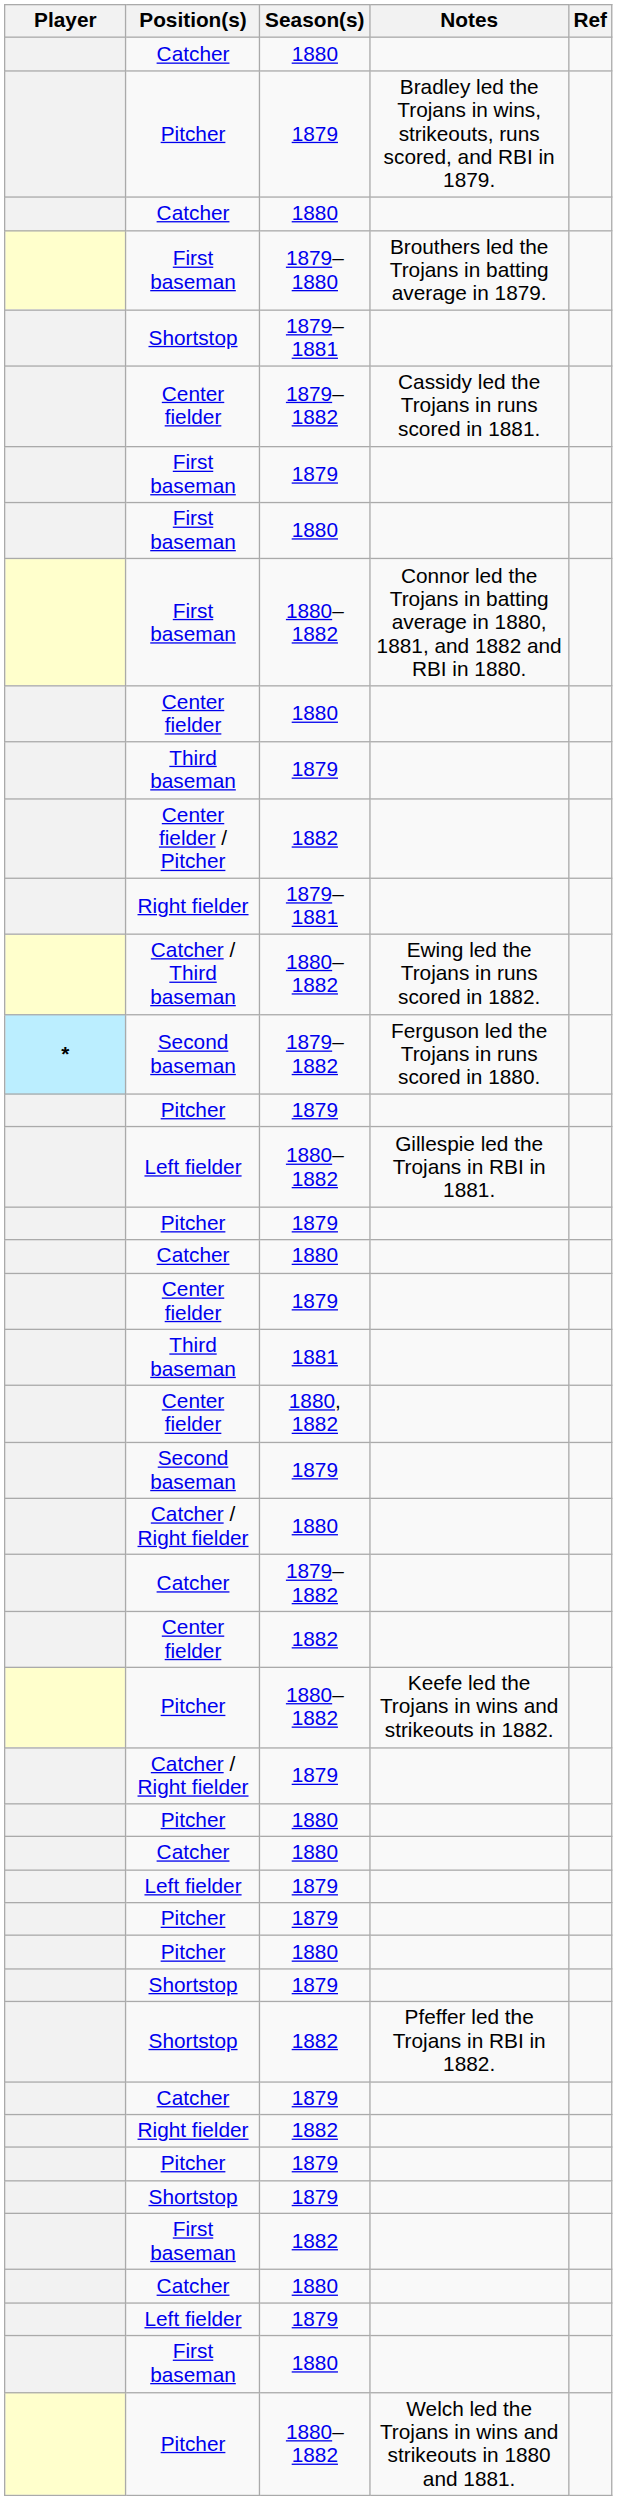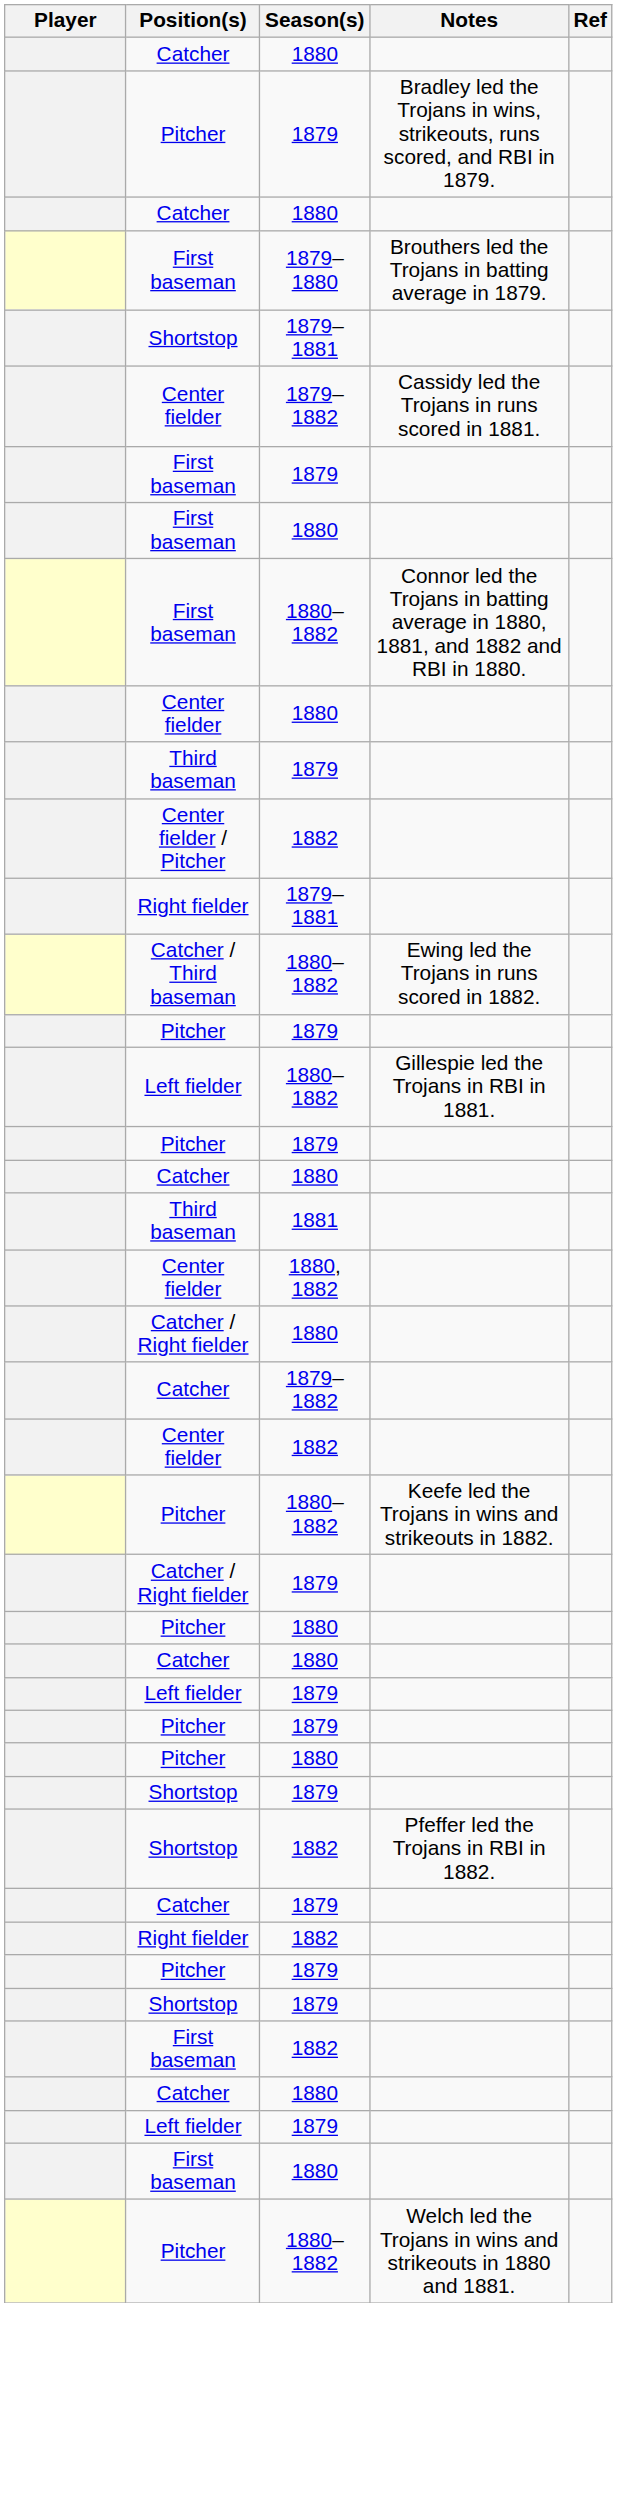- row: (193, 1054)
- row: (193, 1300)
- row: (193, 1470)
